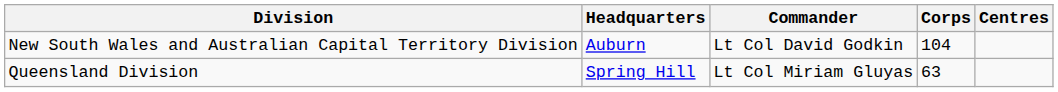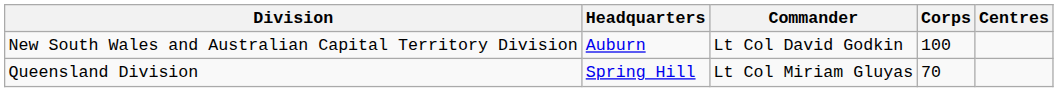(936, 45) 104 -> (936, 45) 100
(931, 72) 63 -> (931, 72) 70
